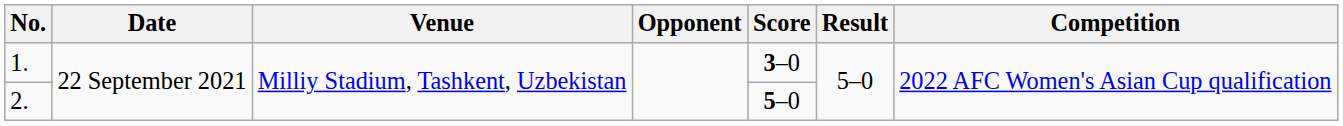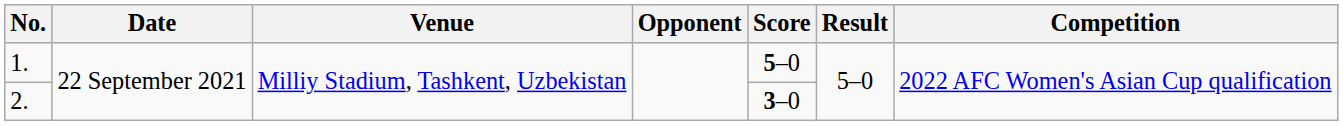(782, 62) 3–0 -> (782, 62) 5–0
(782, 100) 5–0 -> (782, 100) 3–0
